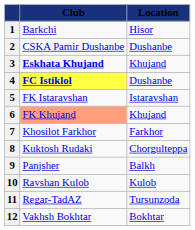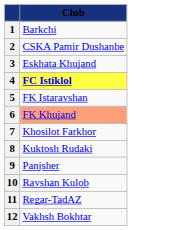- column: (158, 13)
(63, 64) bold -> (59, 64) normal
